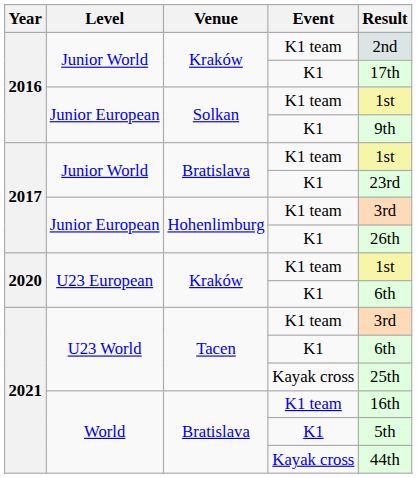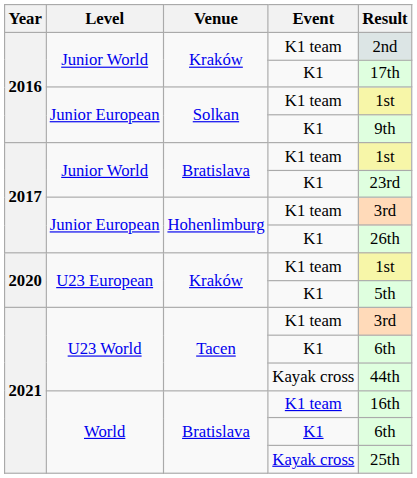(385, 294) 6th -> (385, 294) 5th
(385, 376) 25th -> (385, 376) 44th
(385, 431) 5th -> (385, 431) 6th
(385, 459) 44th -> (385, 459) 25th
